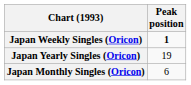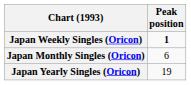rows swapped: (76, 71) <-> (76, 55)
